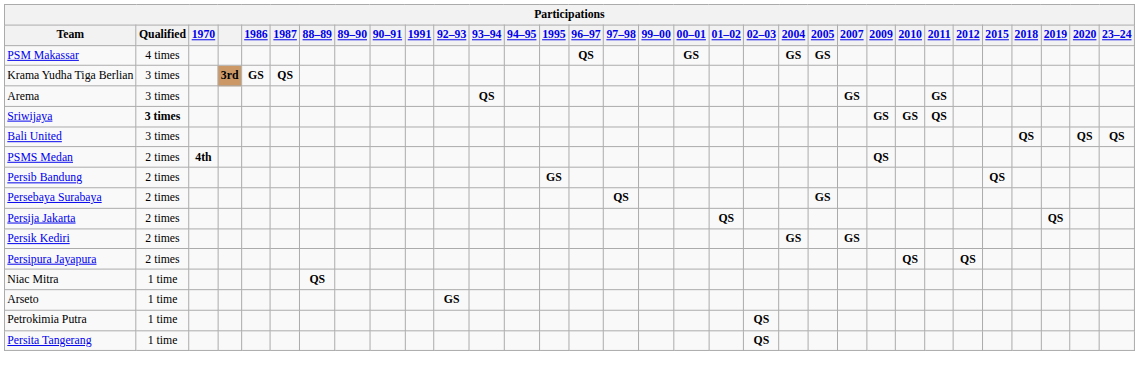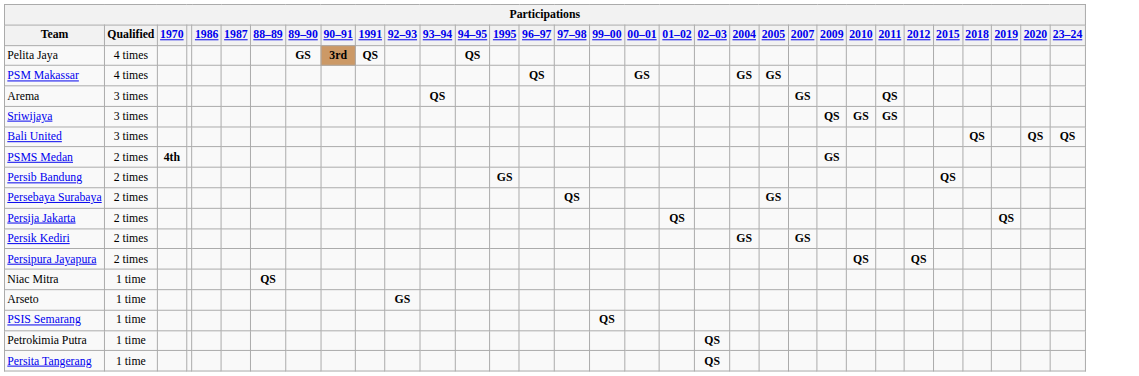+ row: (33, 55)
- row: (70, 75)
(939, 96) GS -> (890, 96) QS
(162, 116) bold -> (131, 116) normal
(881, 116) GS -> (832, 116) QS
(939, 116) QS -> (890, 116) GS
(881, 157) QS -> (832, 157) GS
+ row: (44, 320)
